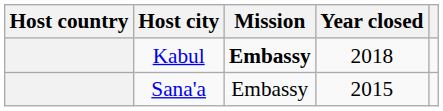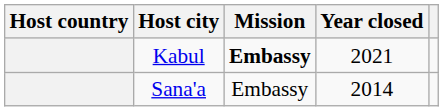(372, 55) 2018 -> (372, 55) 2021
(372, 88) 2015 -> (372, 88) 2014
